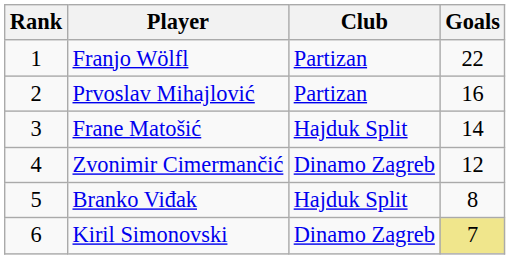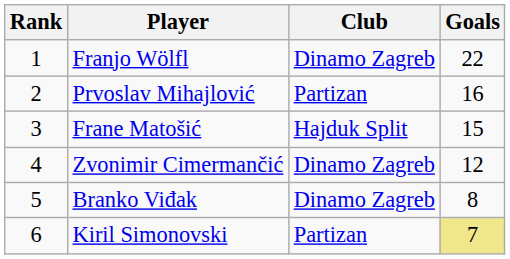(330, 57) Partizan -> (364, 57) Dinamo Zagreb
(473, 128) 14 -> (473, 128) 15
(351, 199) Hajduk Split -> (364, 199) Dinamo Zagreb
(364, 235) Dinamo Zagreb -> (330, 235) Partizan
